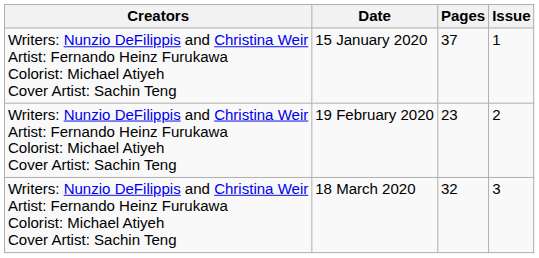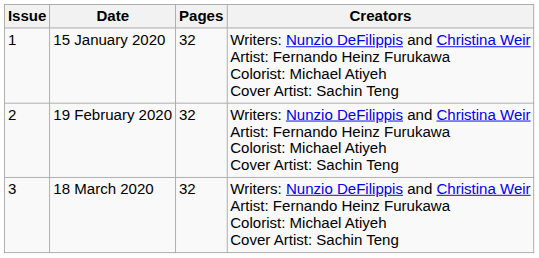columns swapped: (511, 16) <-> (158, 16)
(449, 40) 37 -> (187, 40) 32
(449, 114) 23 -> (187, 114) 32
